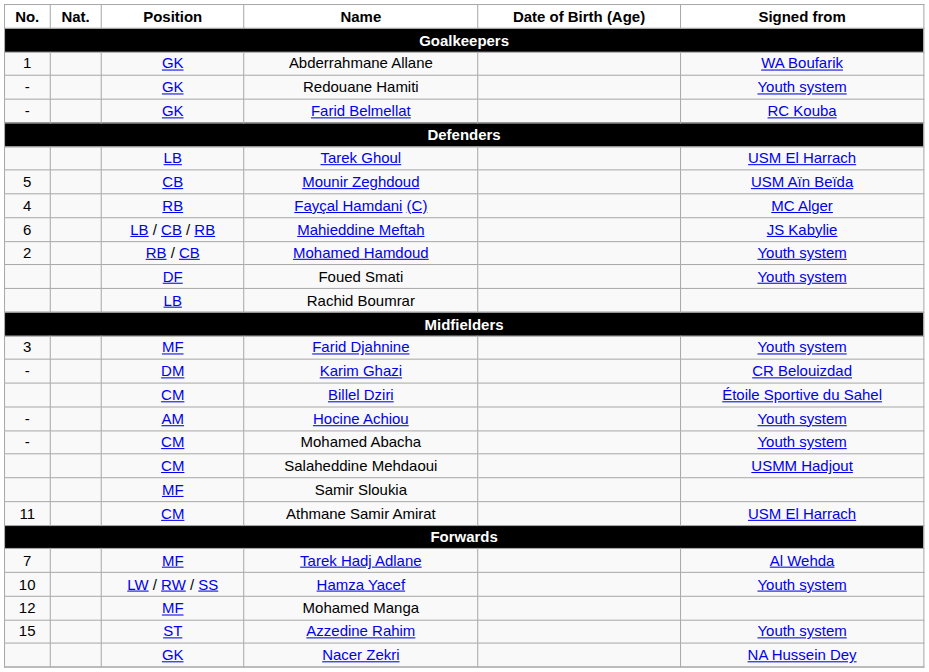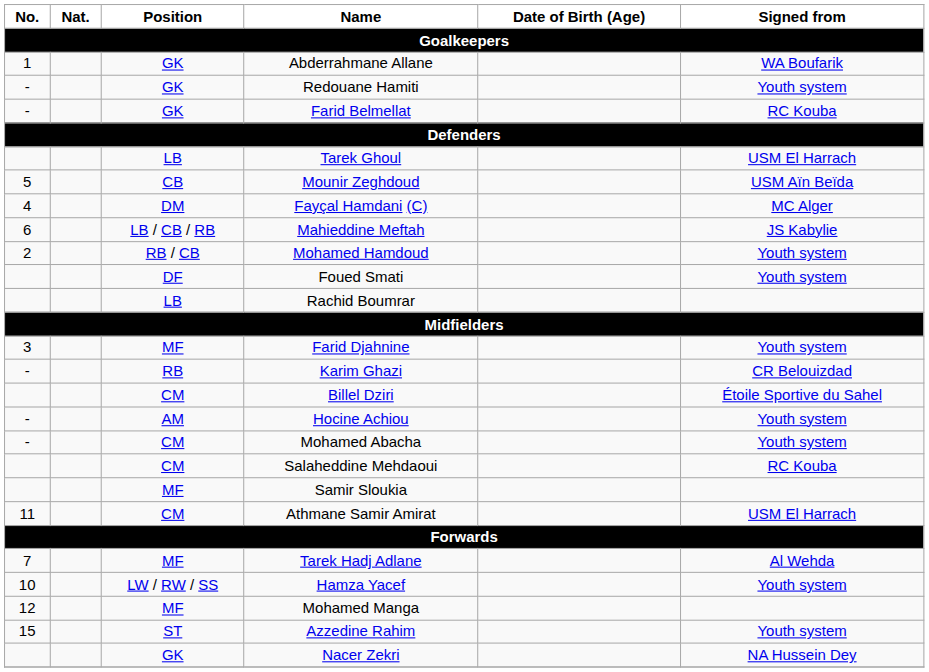(173, 206) RB -> (173, 206) DM
(173, 372) DM -> (173, 372) RB
(802, 466) USMM Hadjout -> (802, 466) RC Kouba
